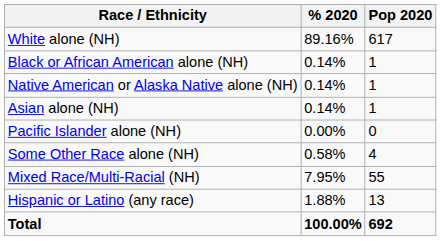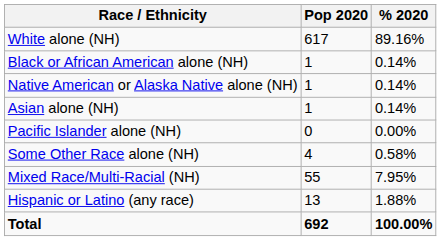columns swapped: (400, 16) <-> (333, 16)
